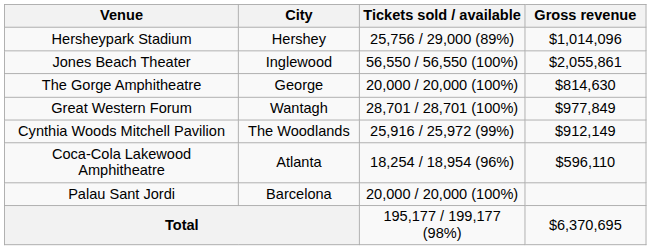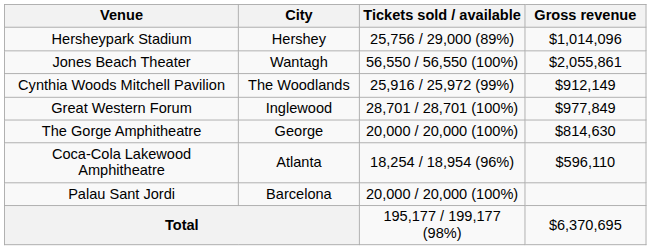(299, 62) Inglewood -> (299, 62) Wantagh
rows swapped: (122, 131) <-> (122, 85)
(299, 108) Wantagh -> (299, 108) Inglewood
